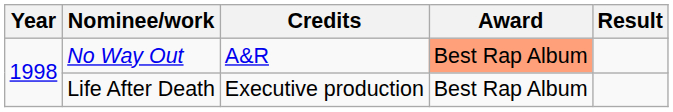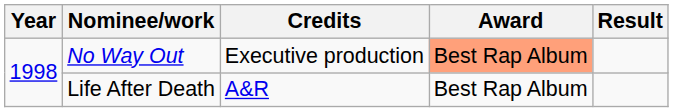(247, 55) A&R -> (324, 55) Executive production
(324, 89) Executive production -> (247, 89) A&R
